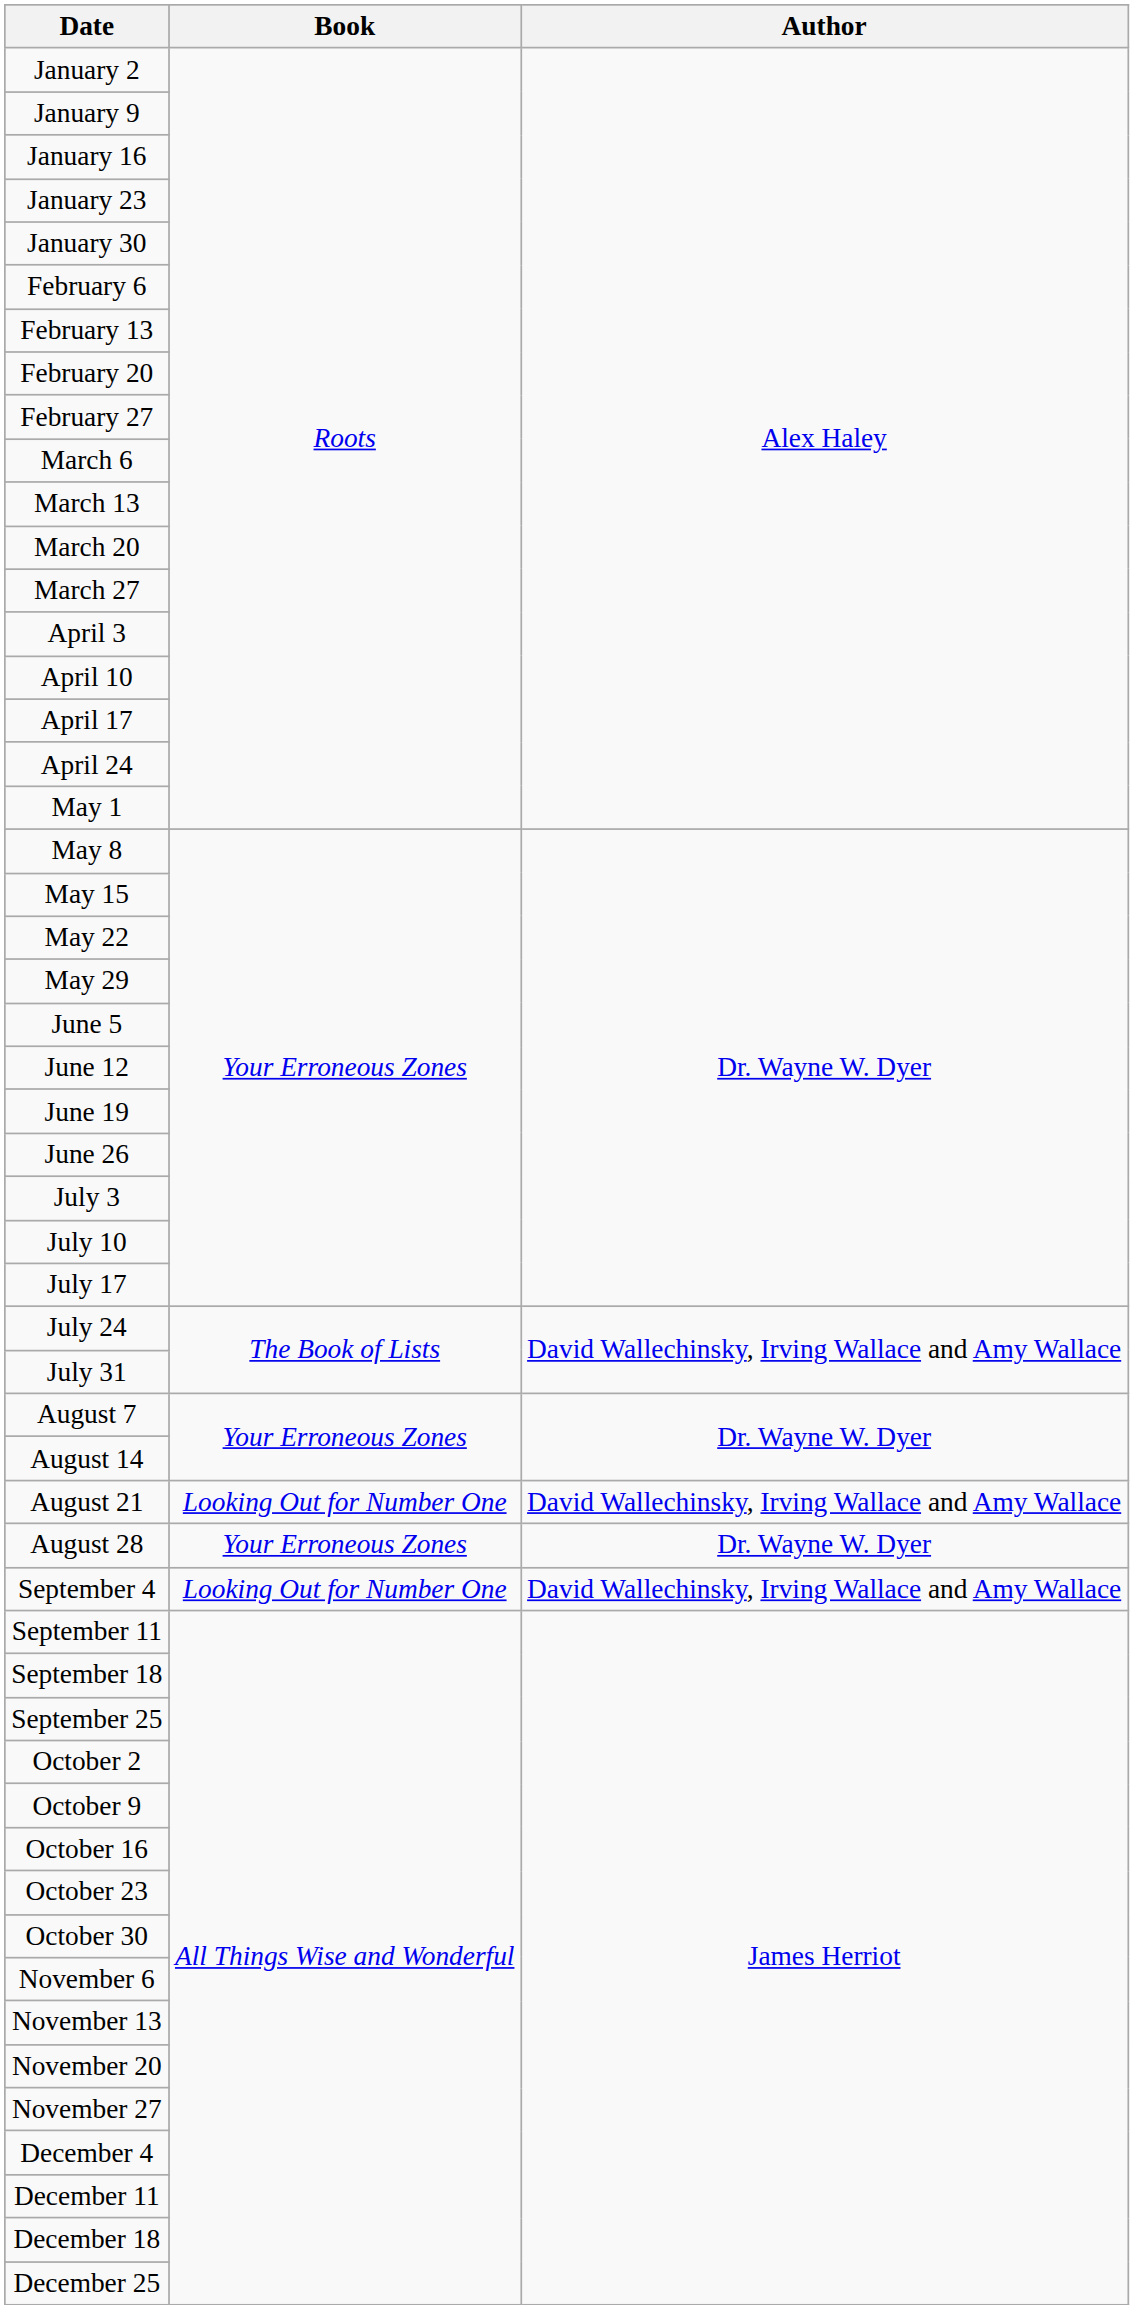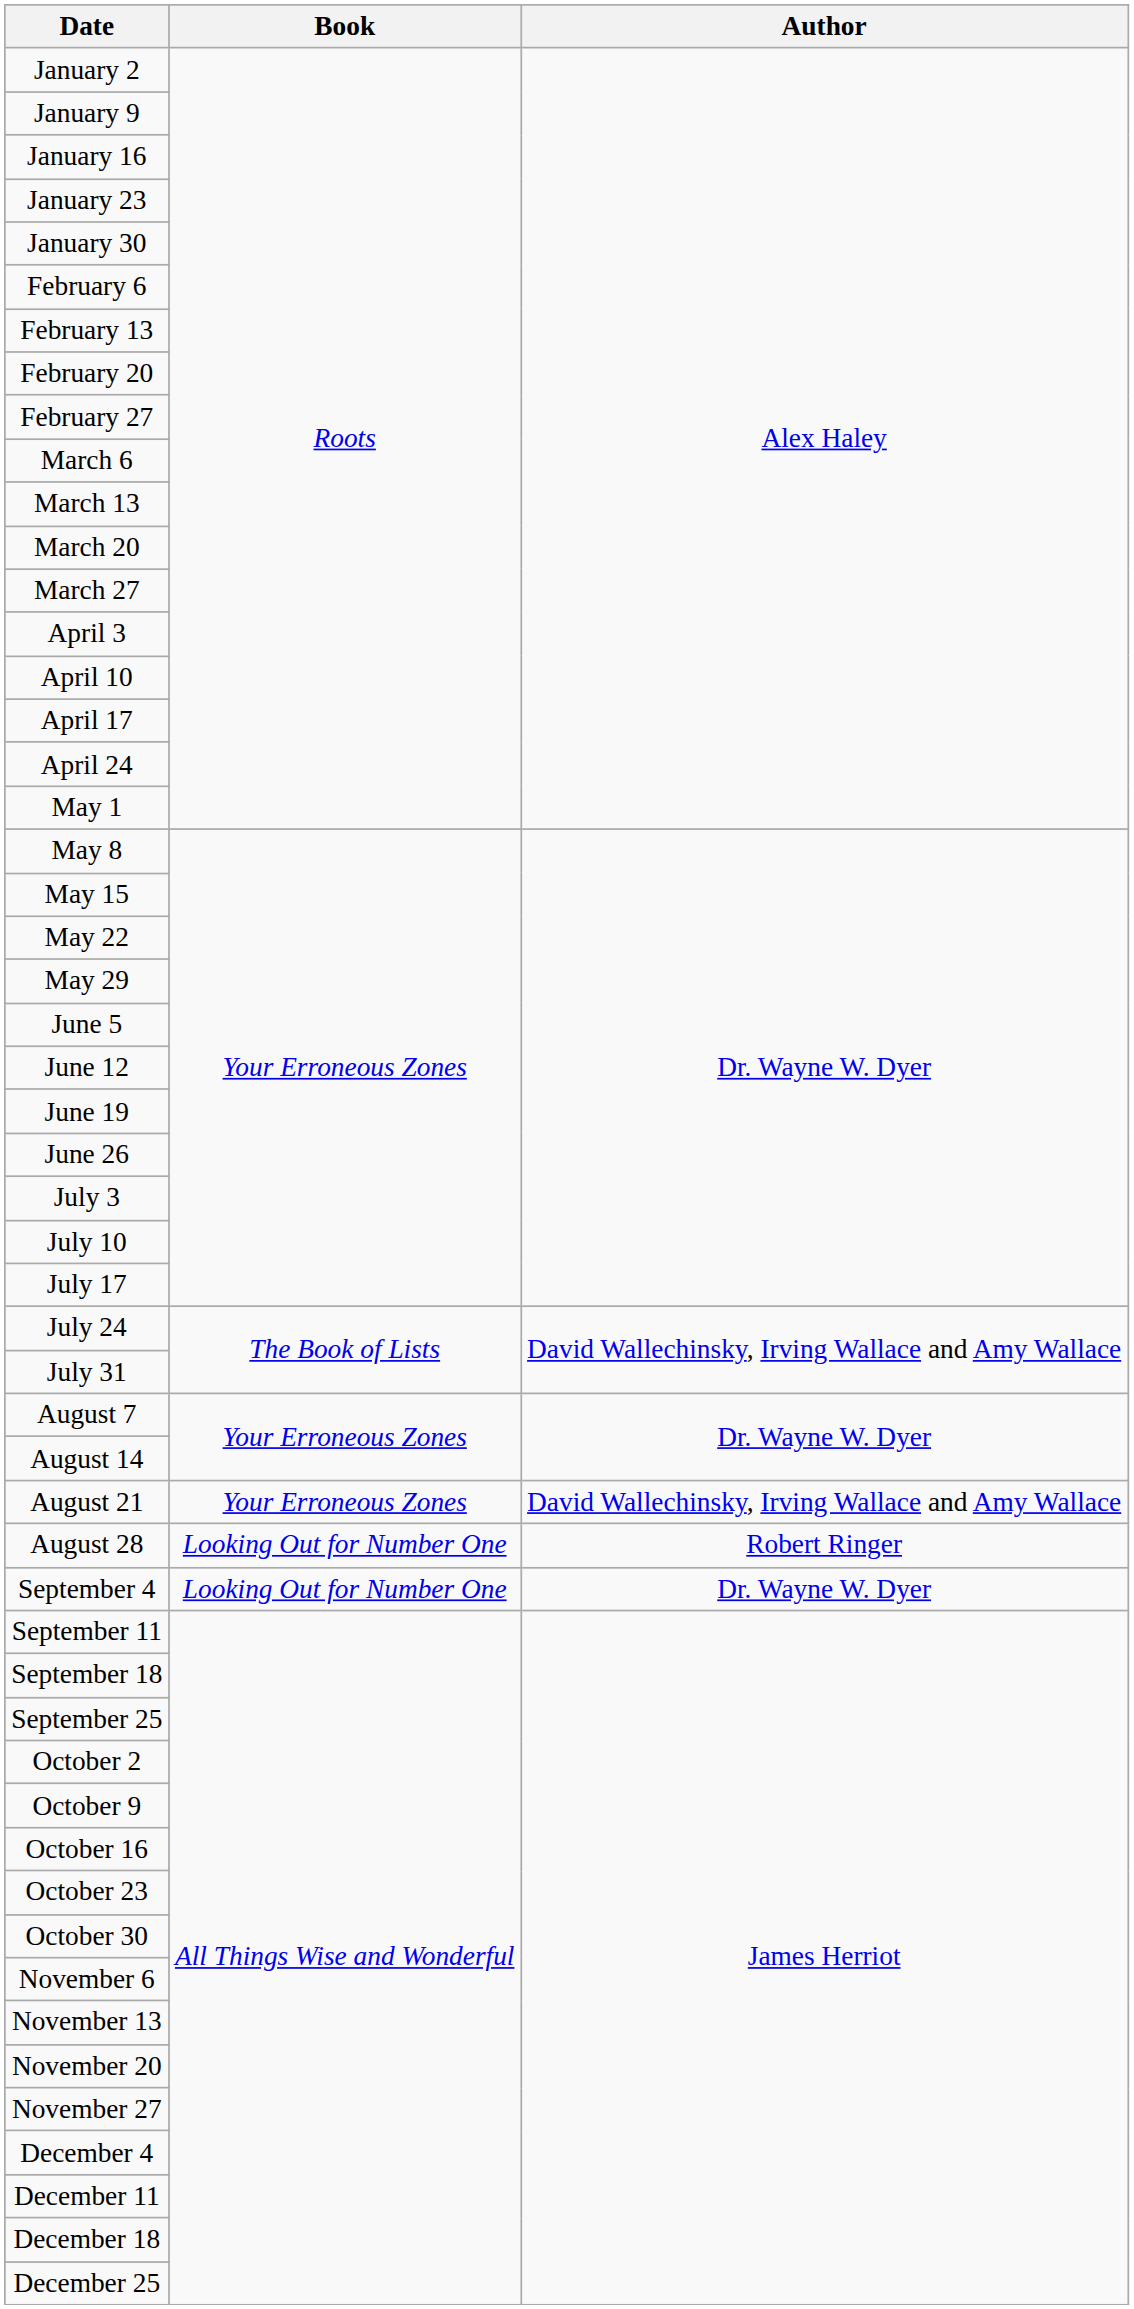(345, 1501) Looking Out for Number One -> (345, 1501) Your Erroneous Zones
(345, 1544) Your Erroneous Zones -> (345, 1544) Looking Out for Number One
(824, 1544) Dr. Wayne W. Dyer -> (824, 1544) Robert Ringer
(824, 1588) David Wallechinsky, Irving Wallace and Amy Wallace -> (824, 1588) Dr. Wayne W. Dyer
